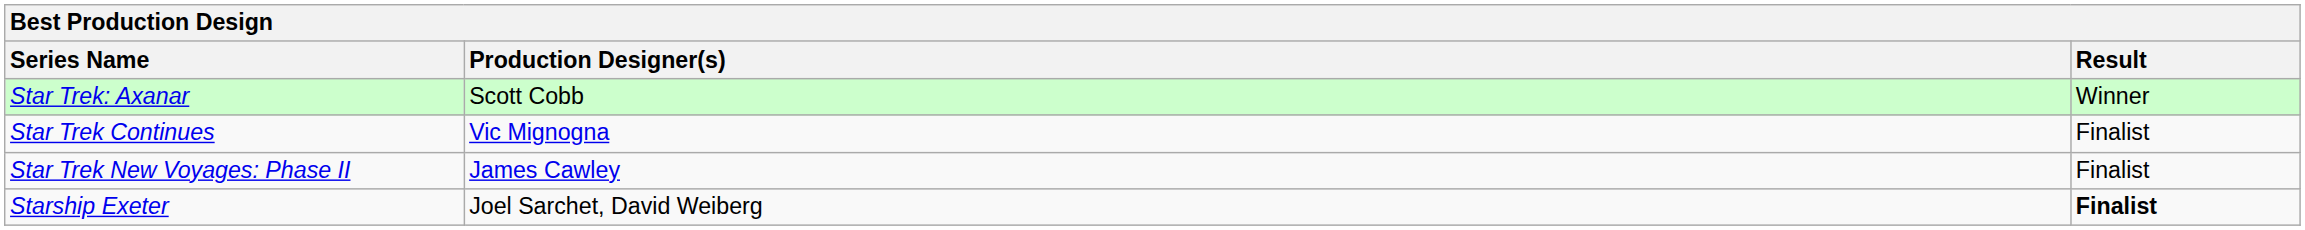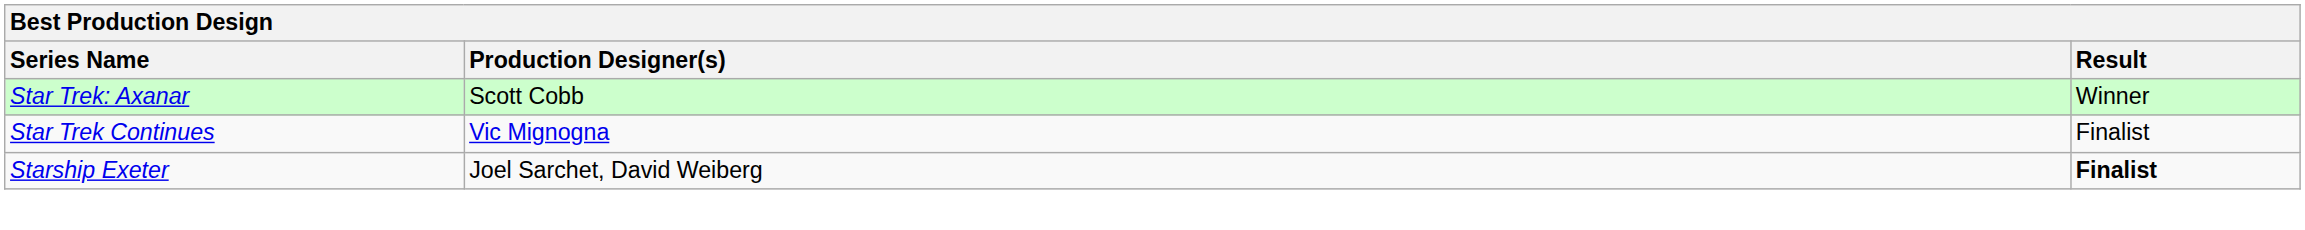- row: (180, 170)
